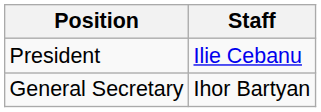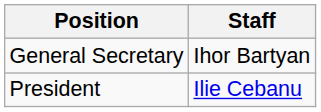rows swapped: (55, 55) <-> (97, 89)
